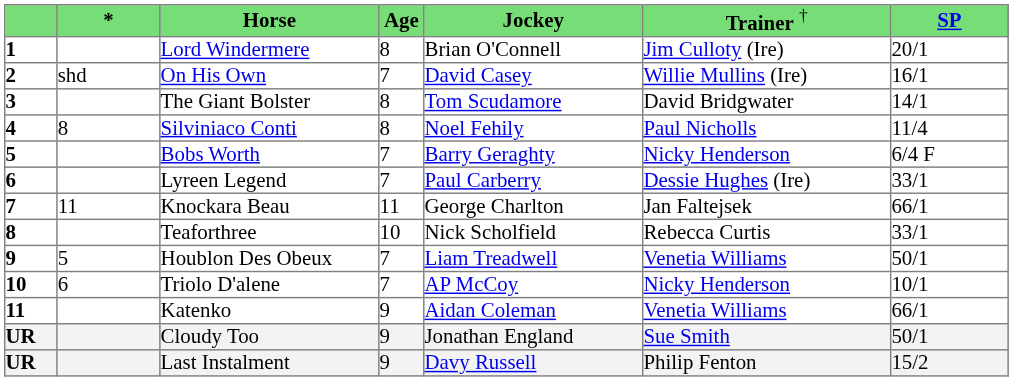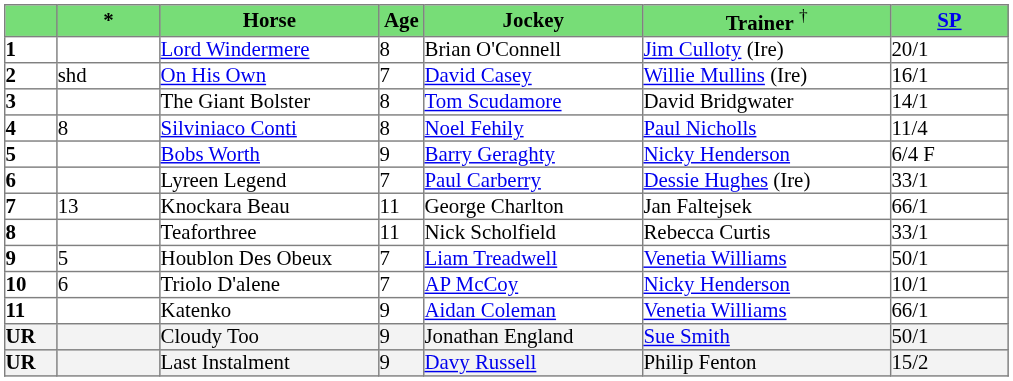(385, 153) 7 -> (385, 153) 9
(68, 205) 11 -> (68, 205) 13
(390, 231) 10 -> (390, 231) 11
